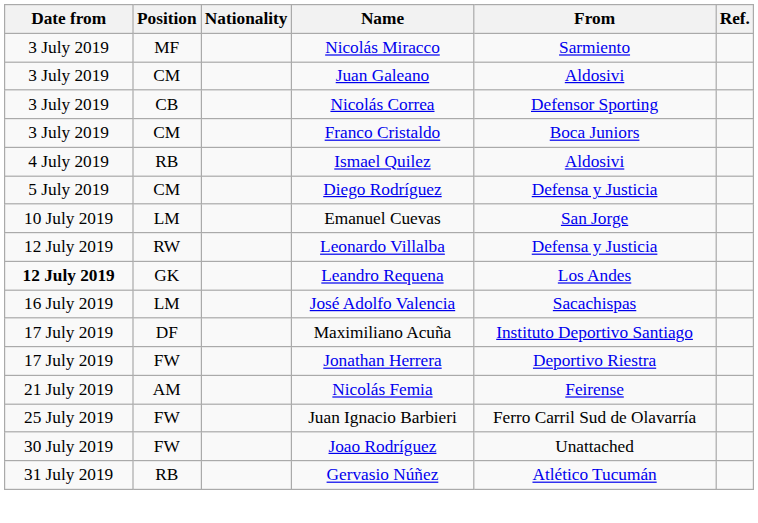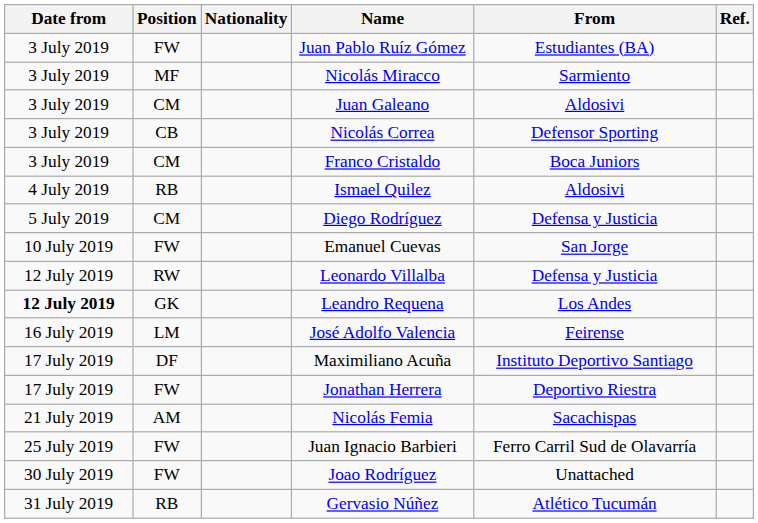+ row: (382, 47)
(167, 218) LM -> (167, 247) FW
(595, 304) Sacachispas -> (595, 332) Feirense
(595, 389) Feirense -> (595, 418) Sacachispas
